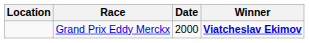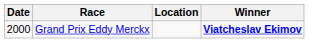columns swapped: (187, 12) <-> (29, 12)
